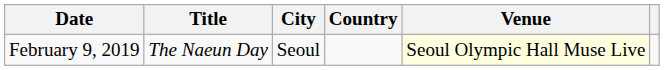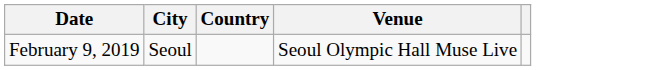- column: (208, 19)
(526, 49) lightyellow background -> (398, 49) no background
